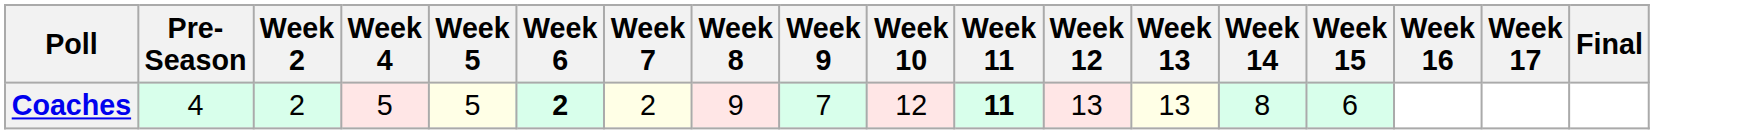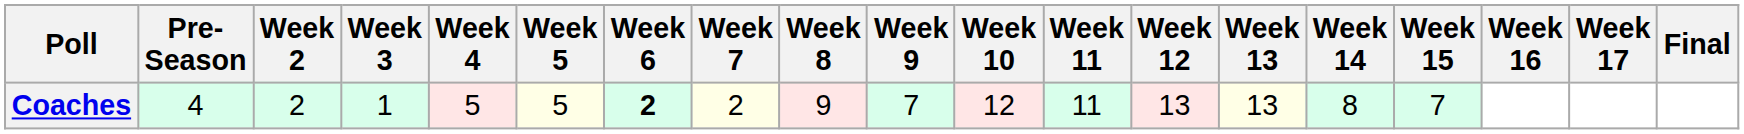+ column: (385, 44)
(999, 105) bold -> (1087, 105) normal
(1350, 105) 6 -> (1438, 105) 7
